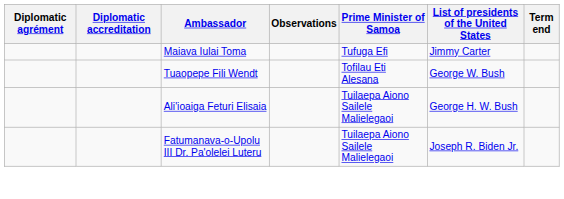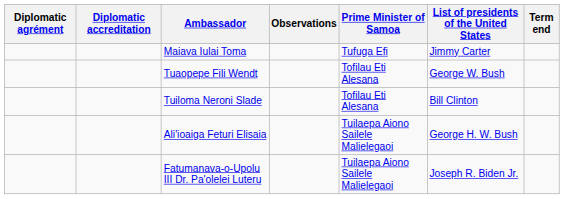+ row: (213, 101)
